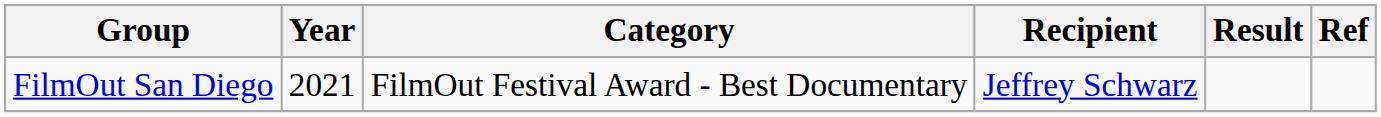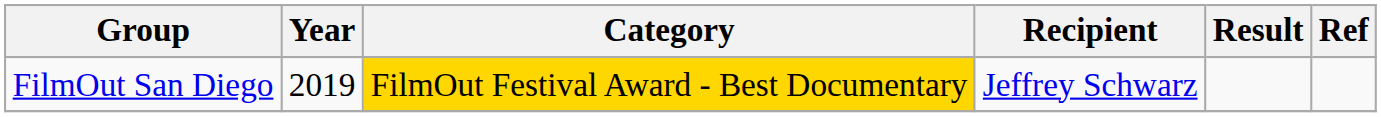(322, 83) 2021 -> (322, 83) 2019
(669, 83) no background -> (669, 83) gold background
